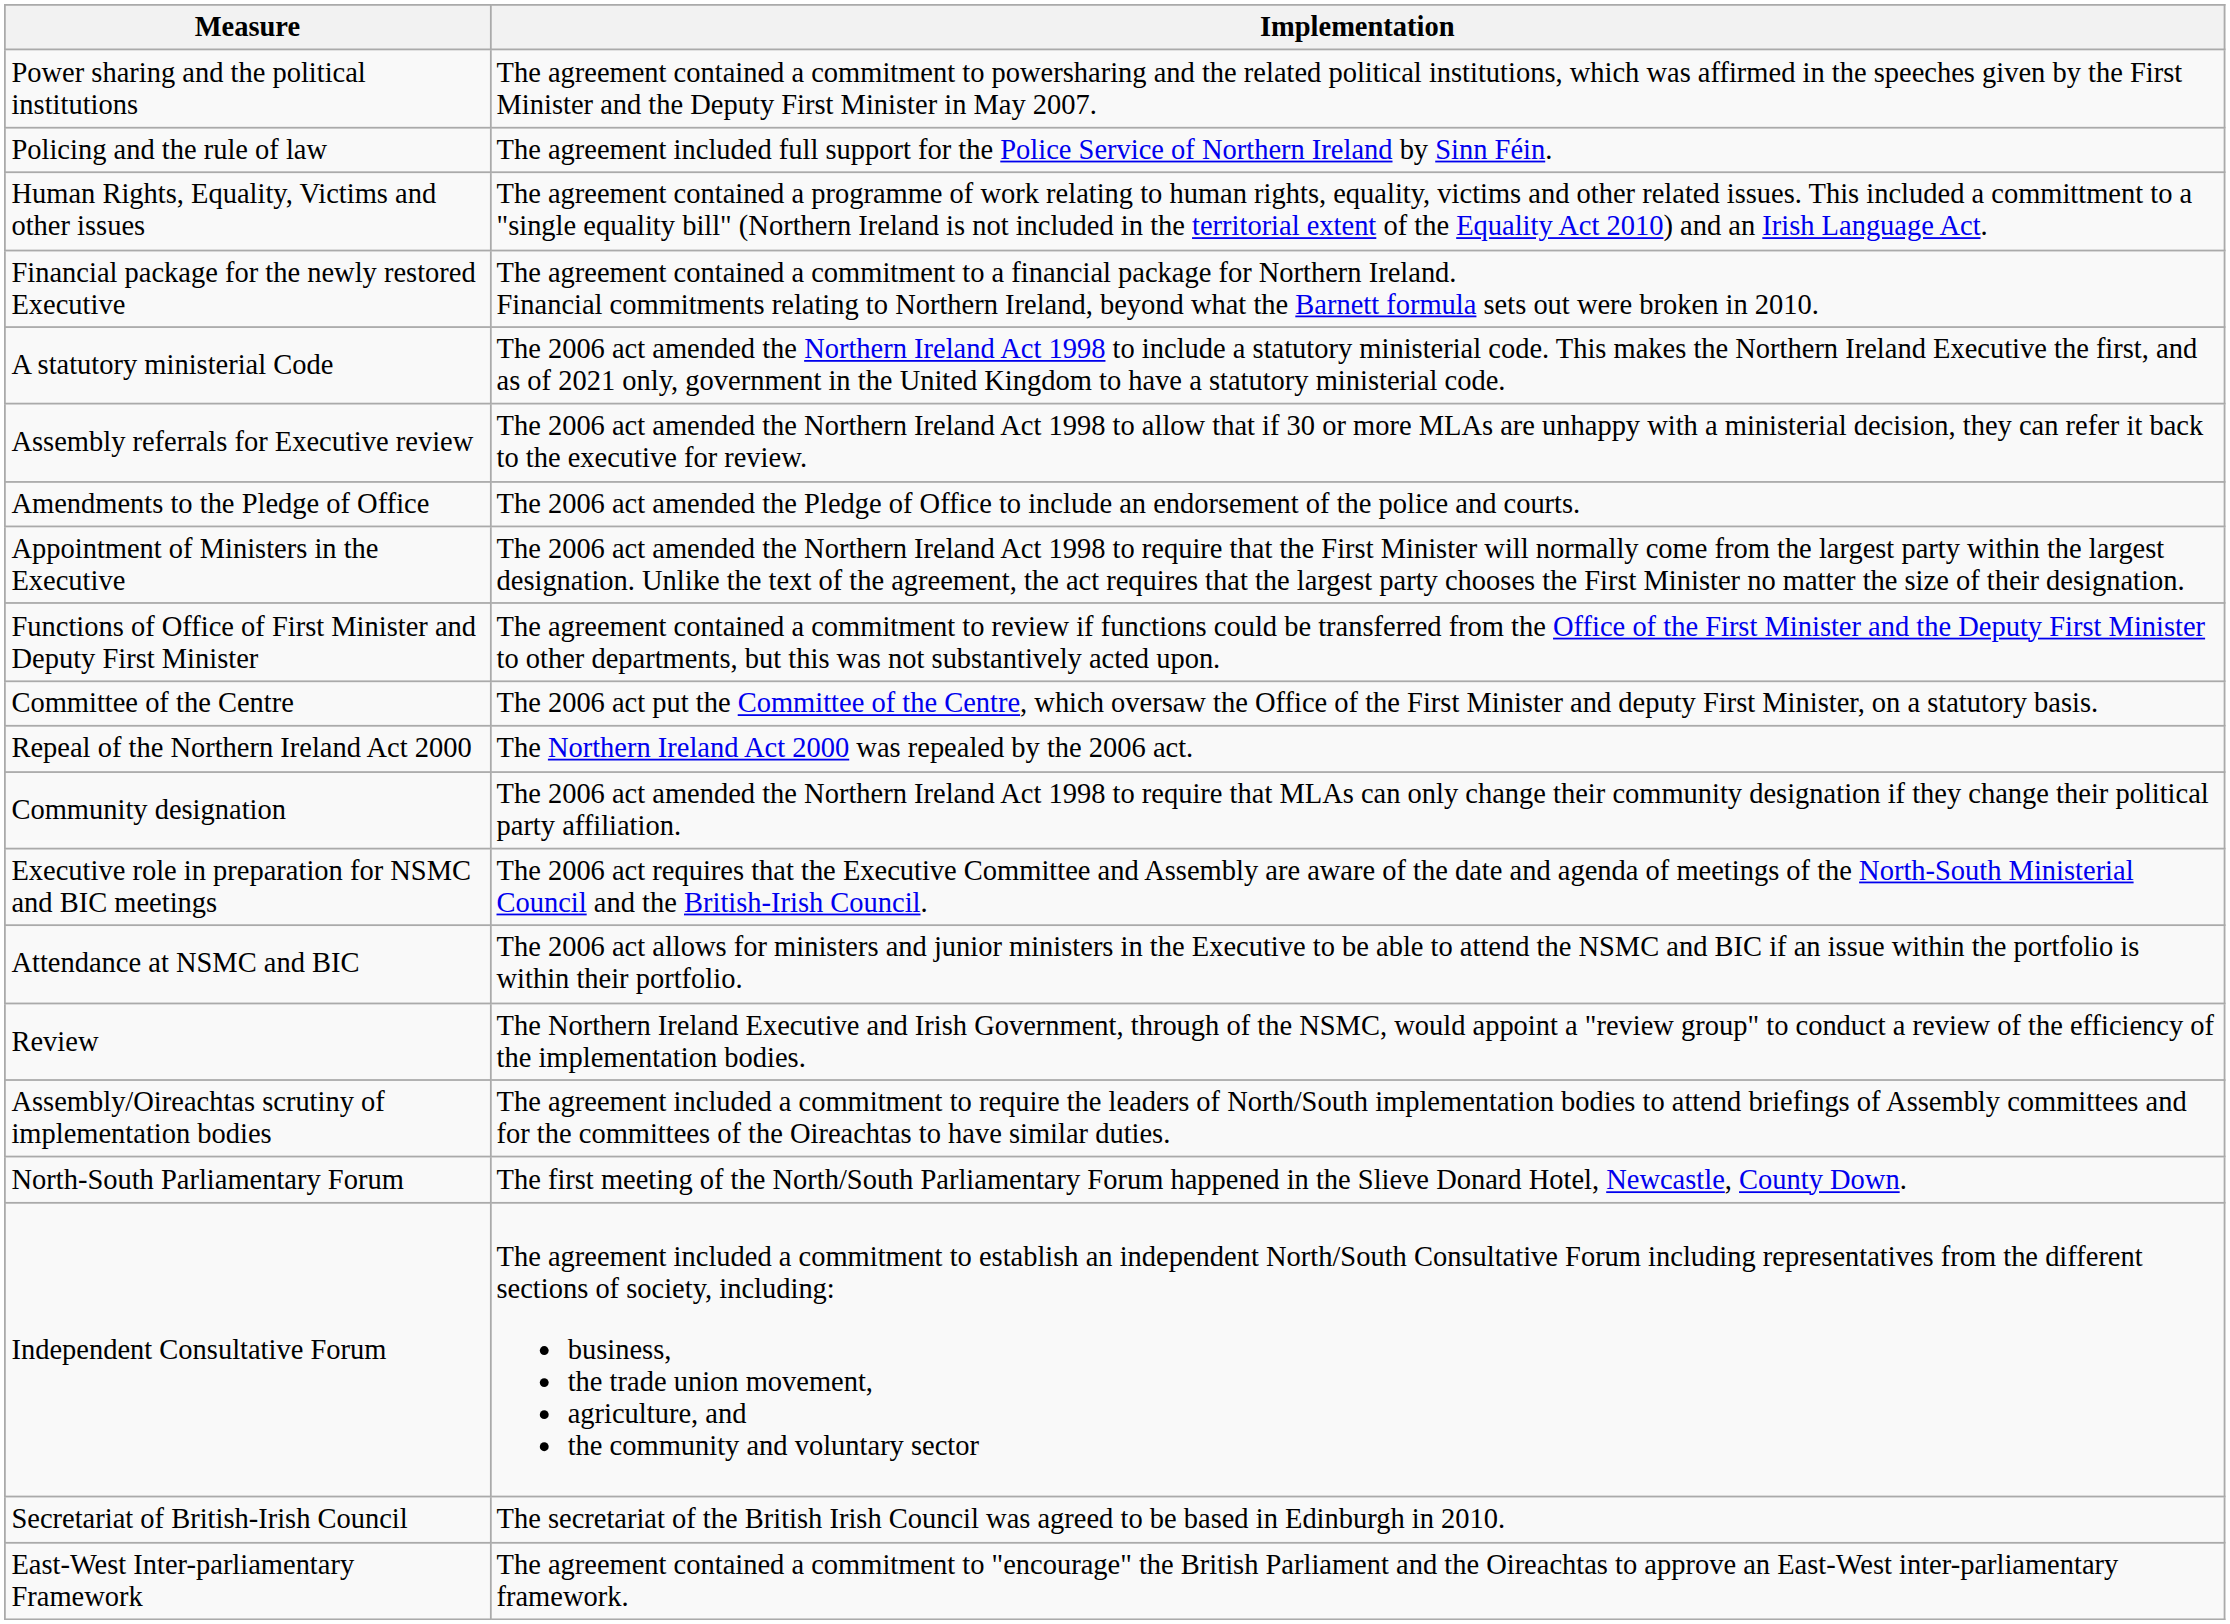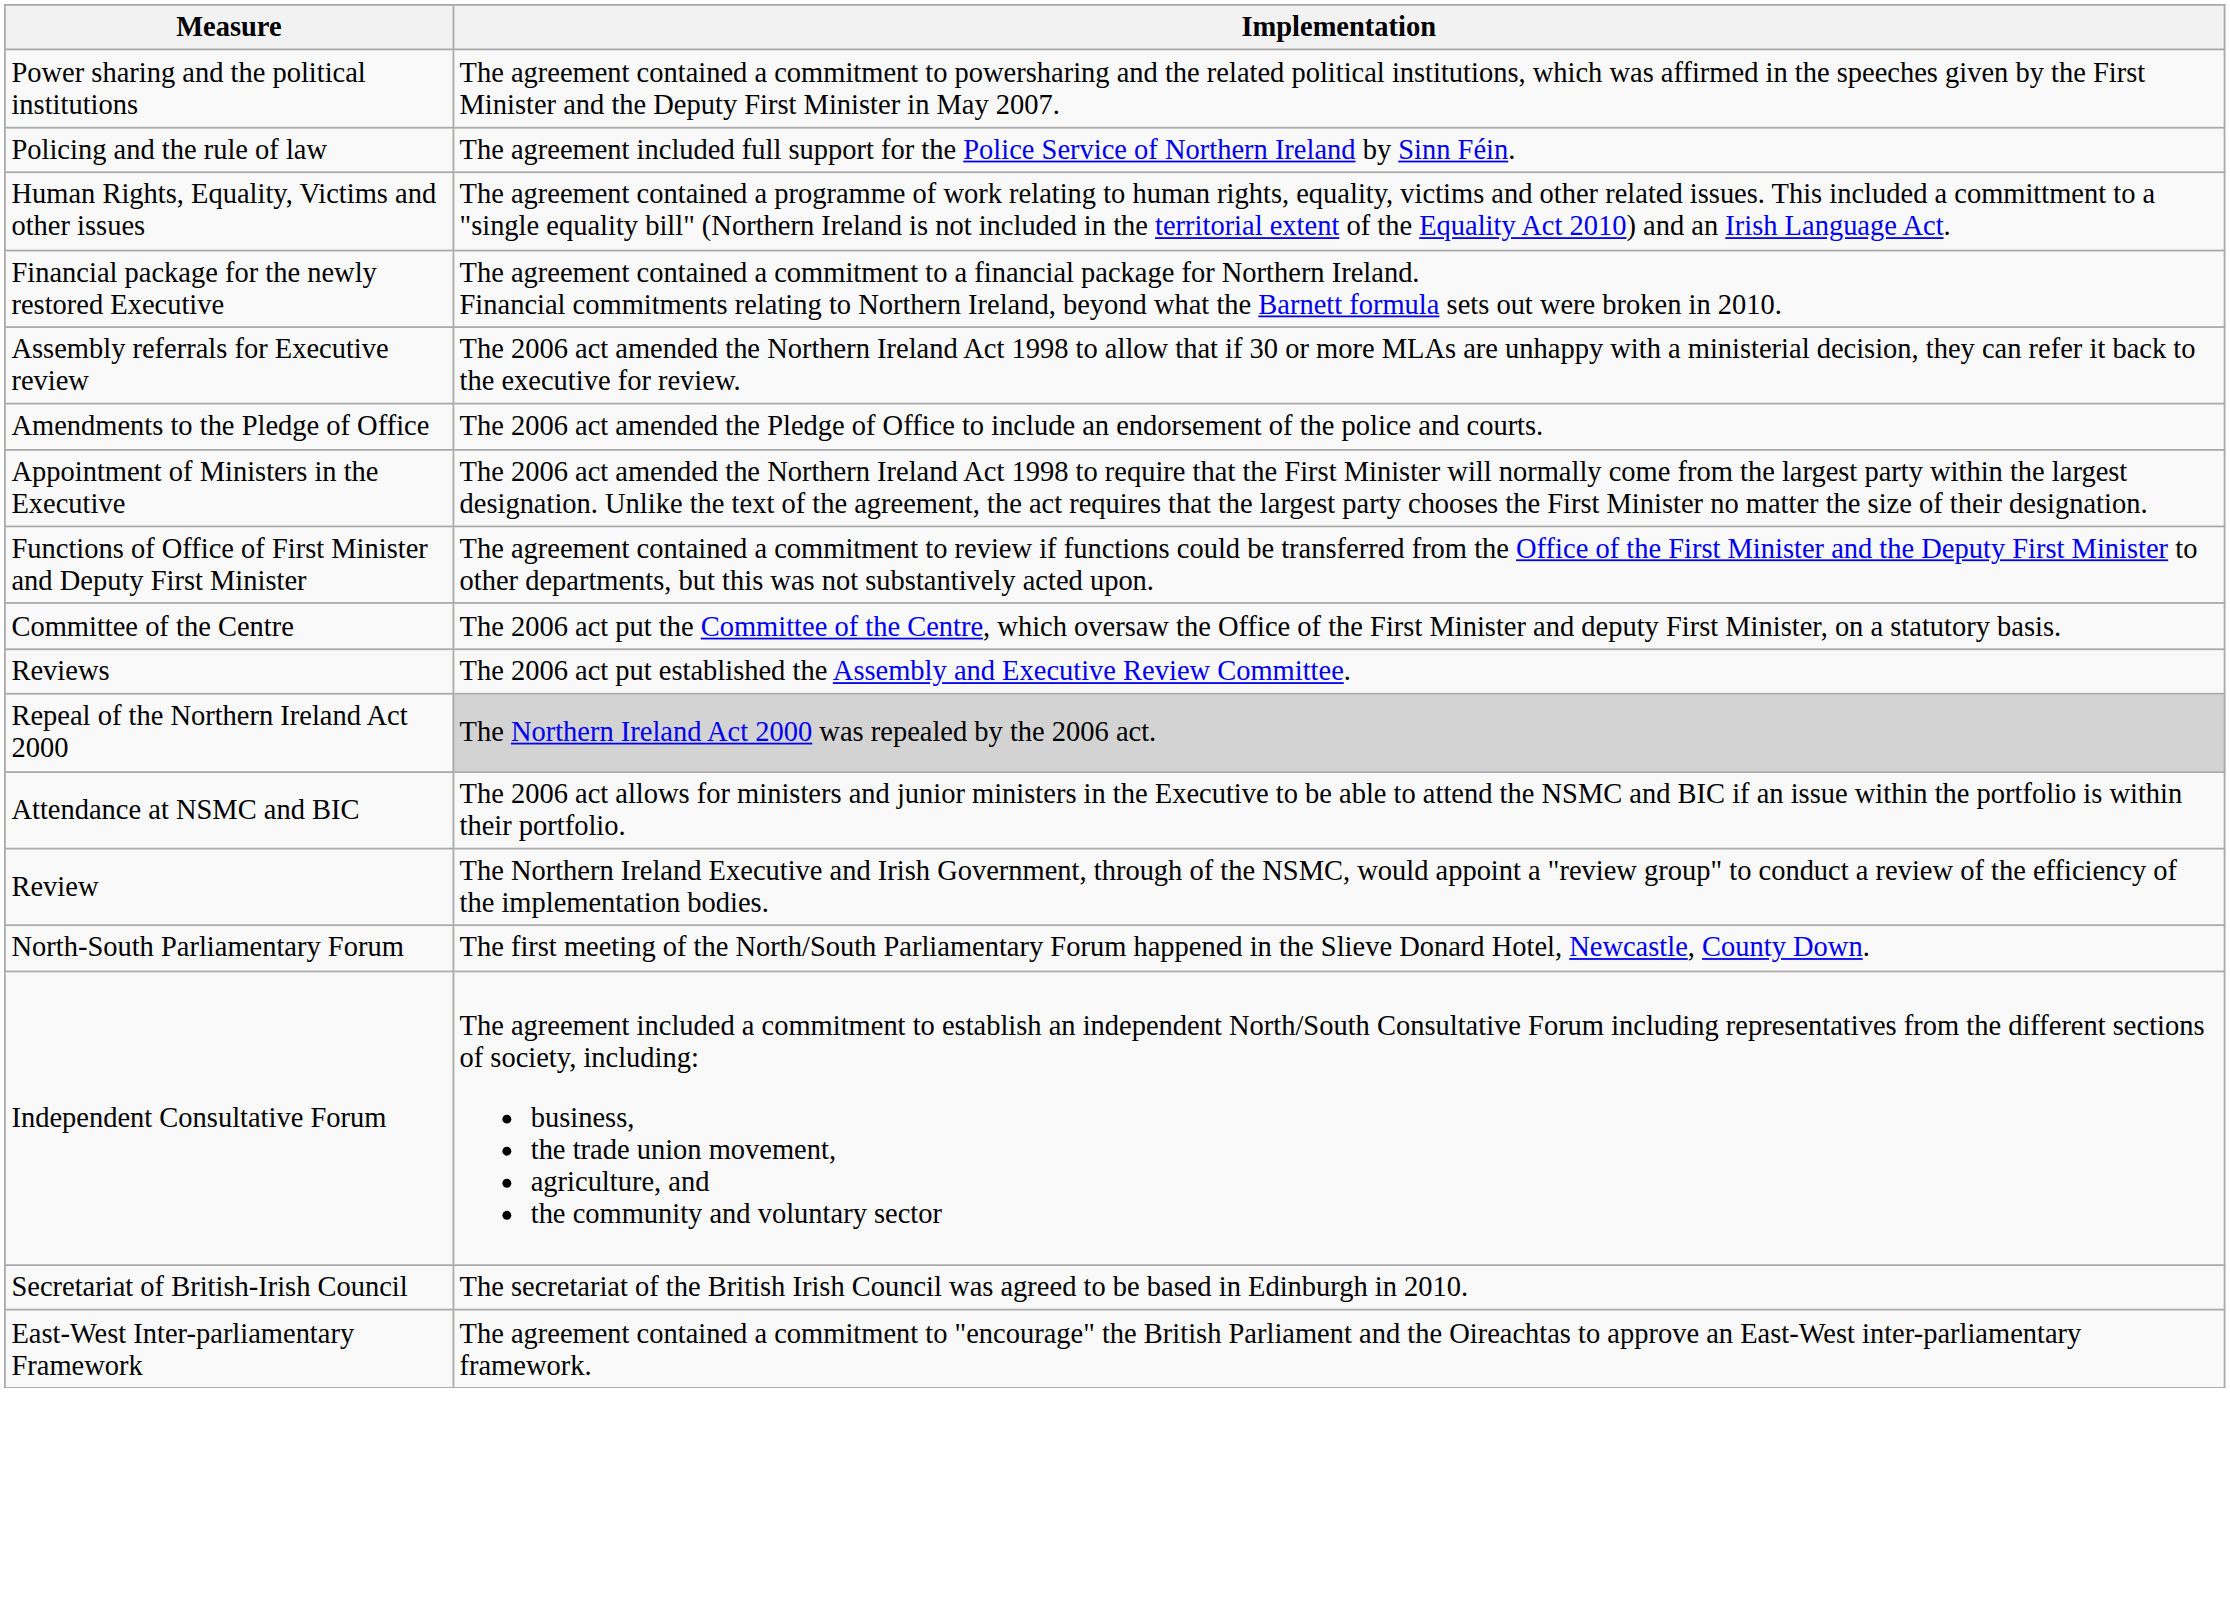- row: (172, 365)
+ row: (61, 670)
(845, 748) no background -> (808, 732) lightgrey background
- row: (149, 809)
- row: (241, 886)
- row: (198, 1118)
